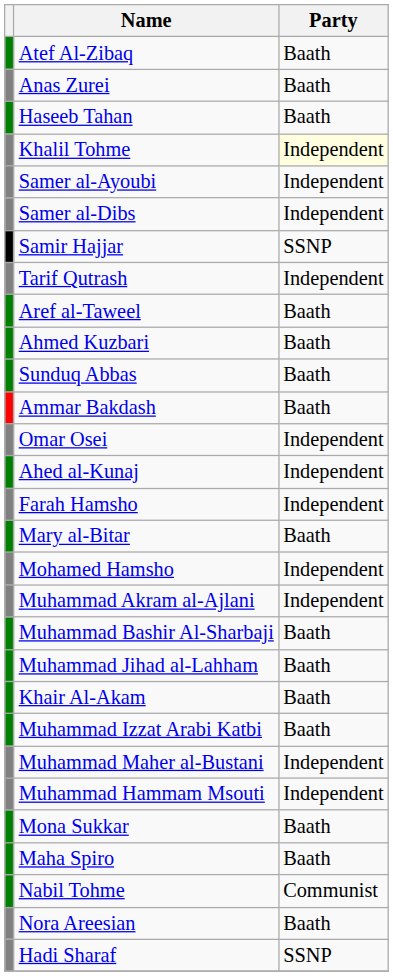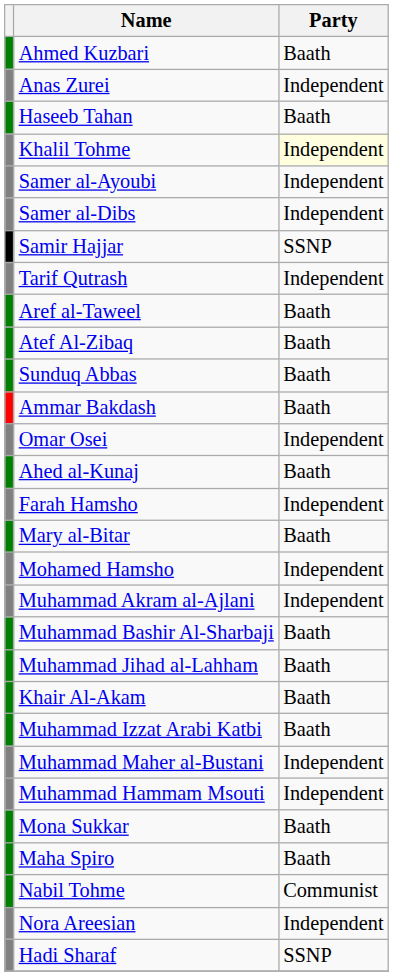rows swapped: (84, 342) <-> (76, 52)
(307, 85) Baath -> (333, 85) Independent
(333, 471) Independent -> (307, 471) Baath
(307, 922) Baath -> (333, 922) Independent
